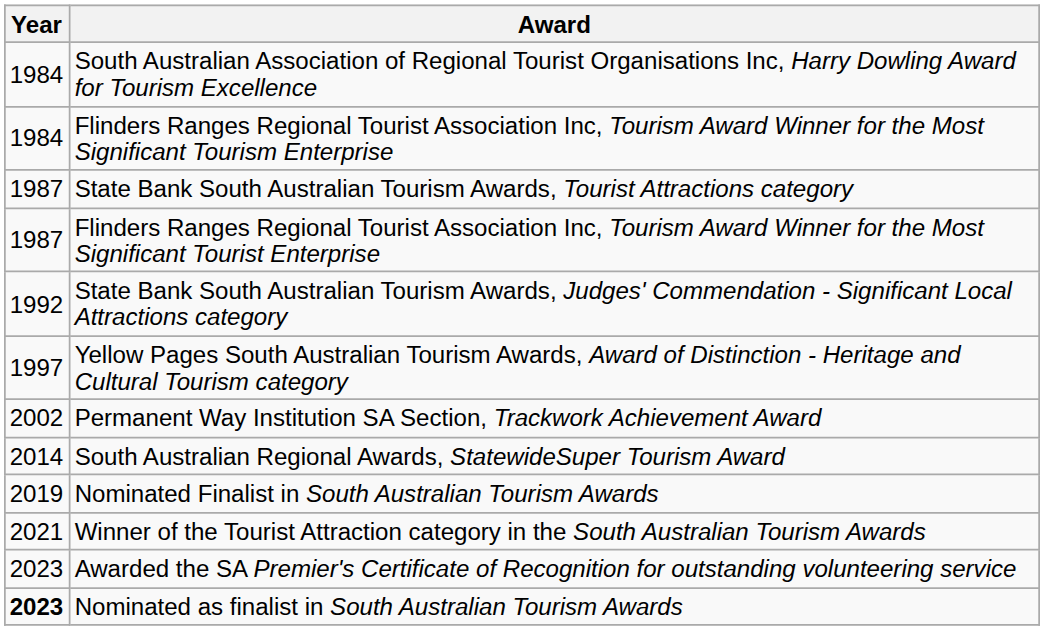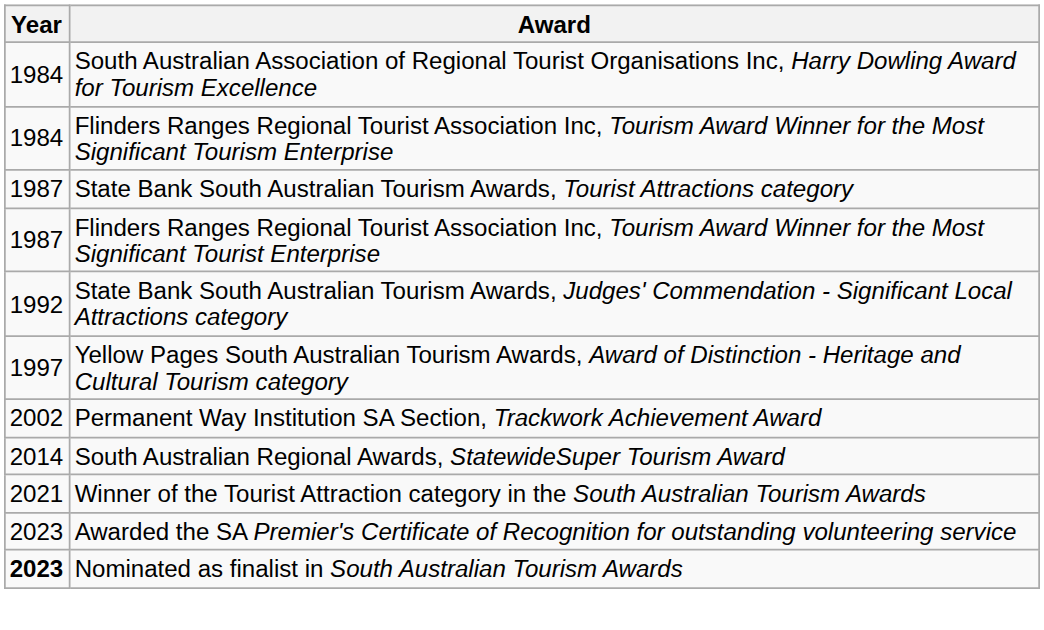- row: (367, 494)
